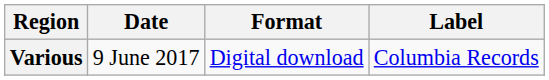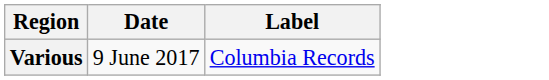- column: (287, 22)
